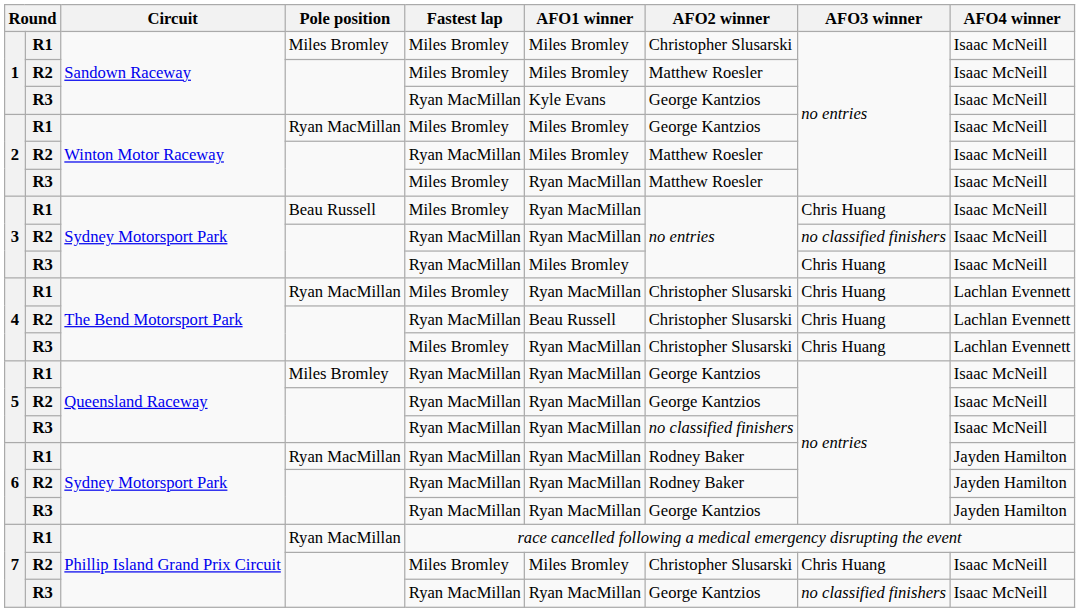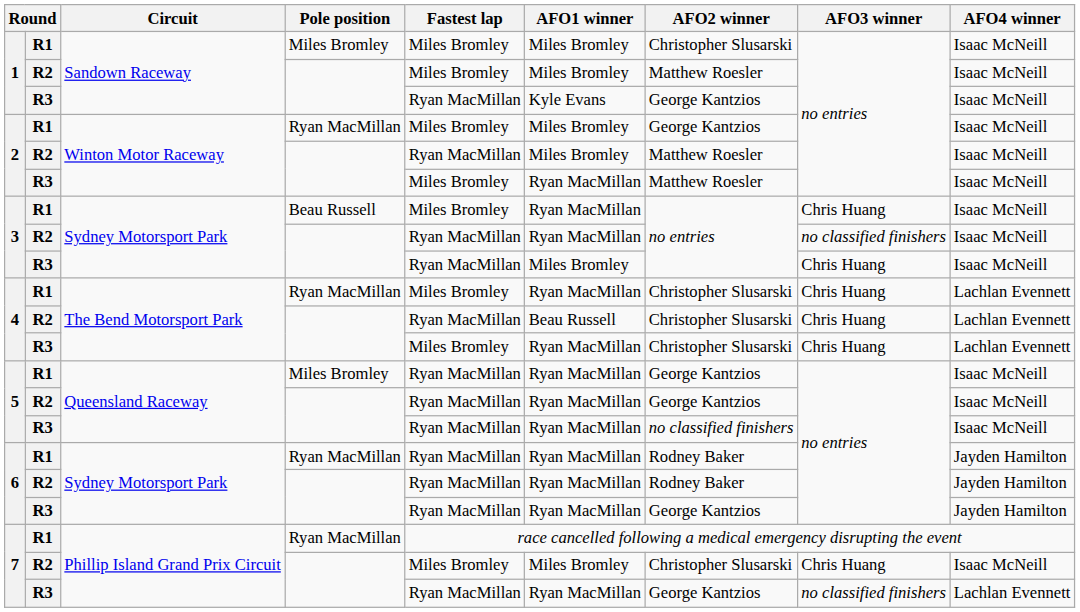(1001, 592) Isaac McNeill -> (1012, 592) Lachlan Evennett
